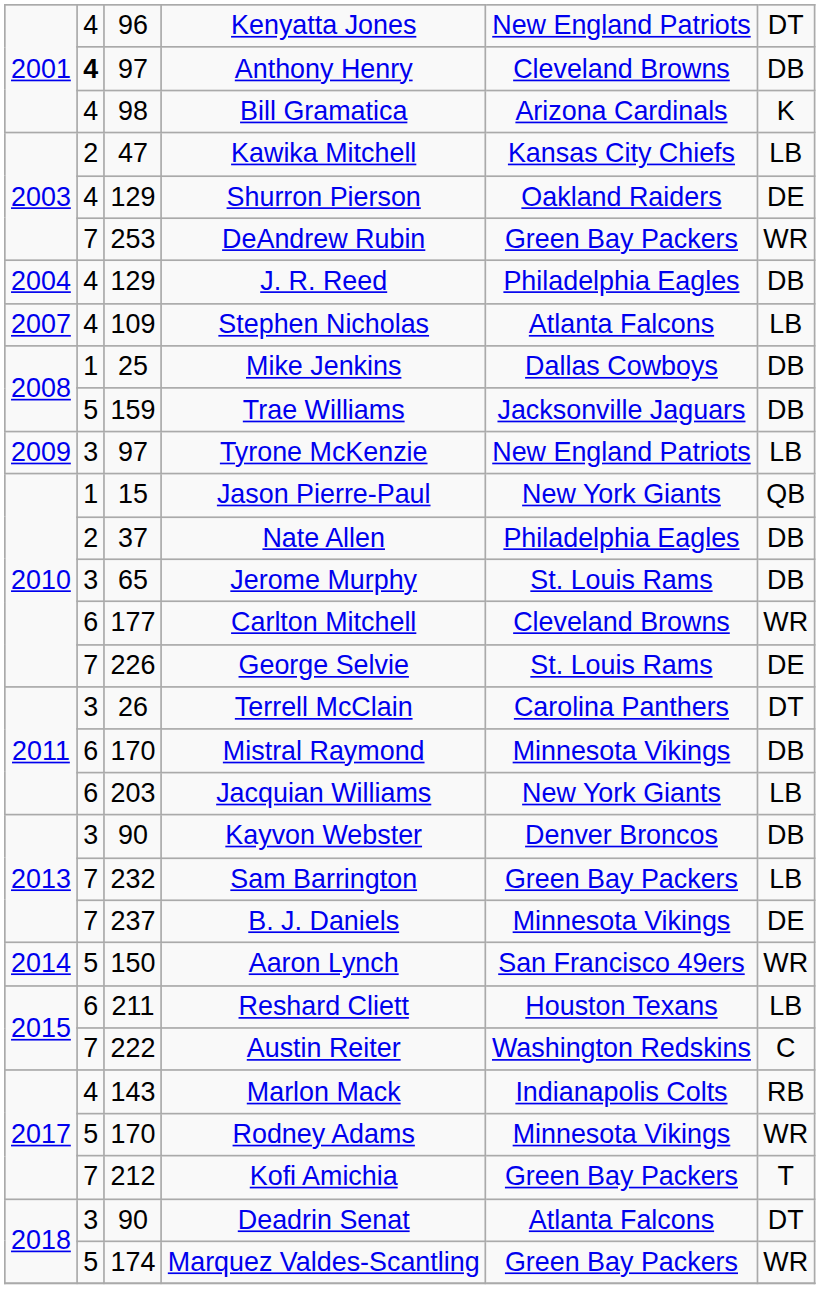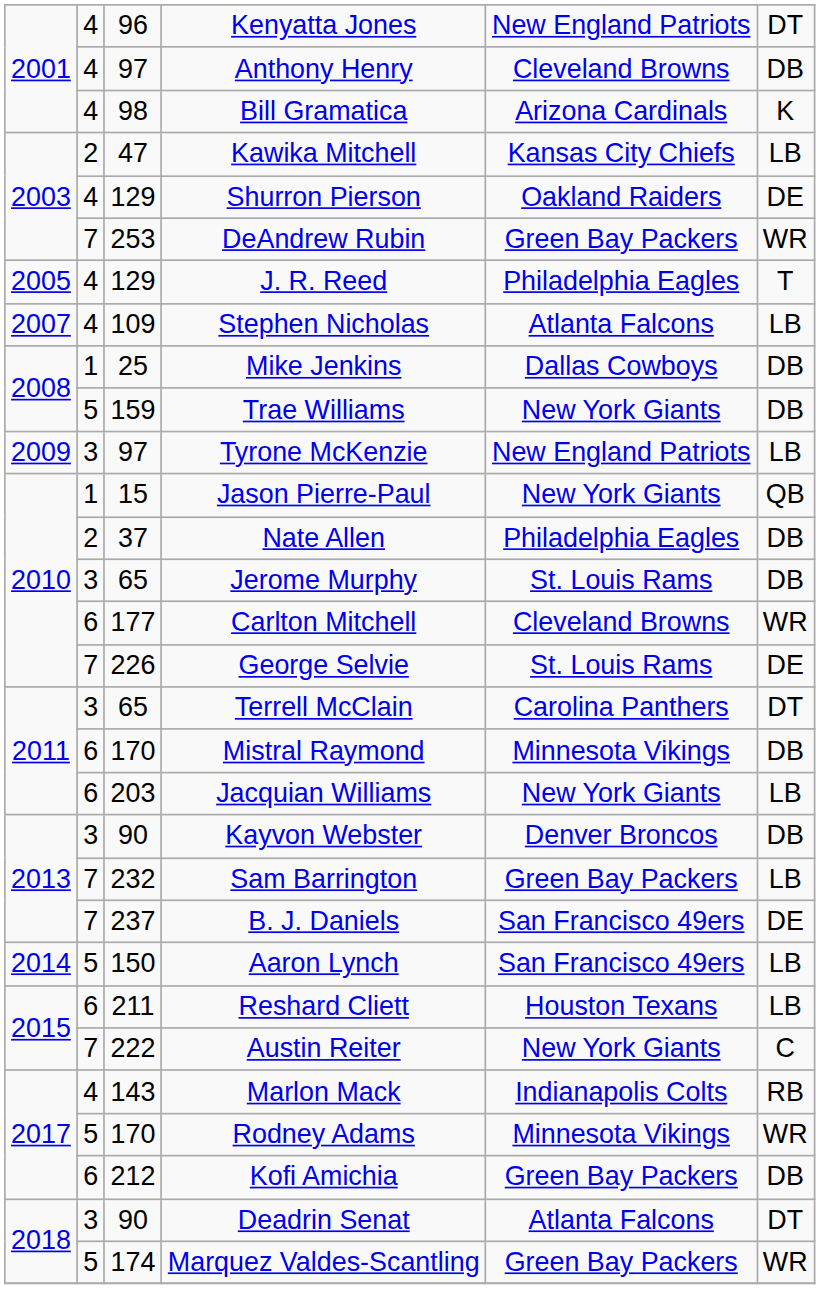(91, 68) bold -> (91, 68) normal
(41, 281) 2004 -> (41, 281) 2005
(786, 281) DB -> (785, 281) T
(621, 409) Jacksonville Jaguars -> (621, 409) New York Giants
(133, 707) 26 -> (133, 707) 65
(621, 921) Minnesota Vikings -> (621, 921) San Francisco 49ers
(786, 963) WR -> (785, 963) LB
(621, 1048) Washington Redskins -> (621, 1048) New York Giants
(91, 1176) 7 -> (91, 1176) 6
(786, 1176) T -> (785, 1176) DB
